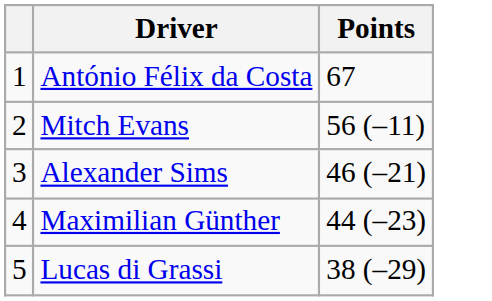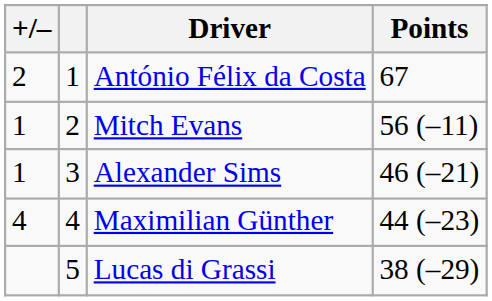+ column: (32, 28)
